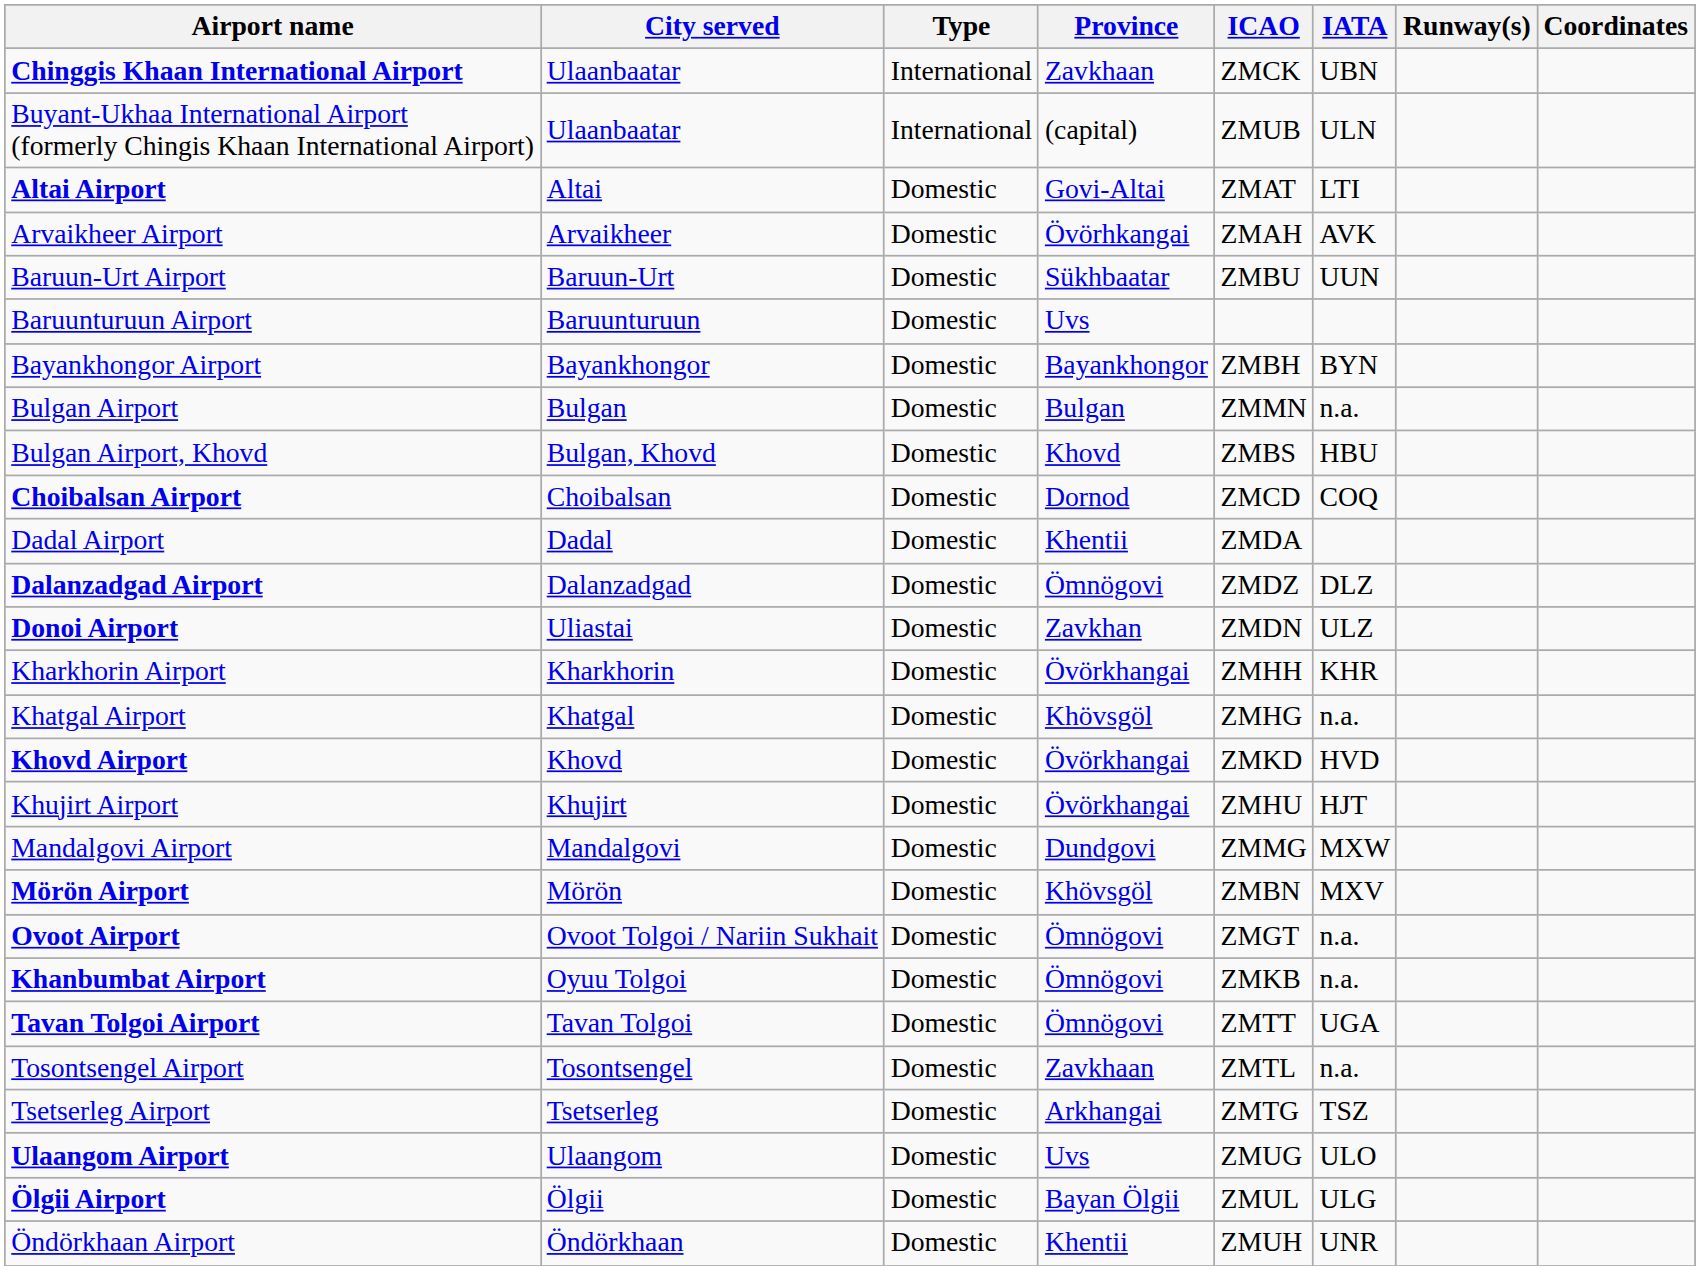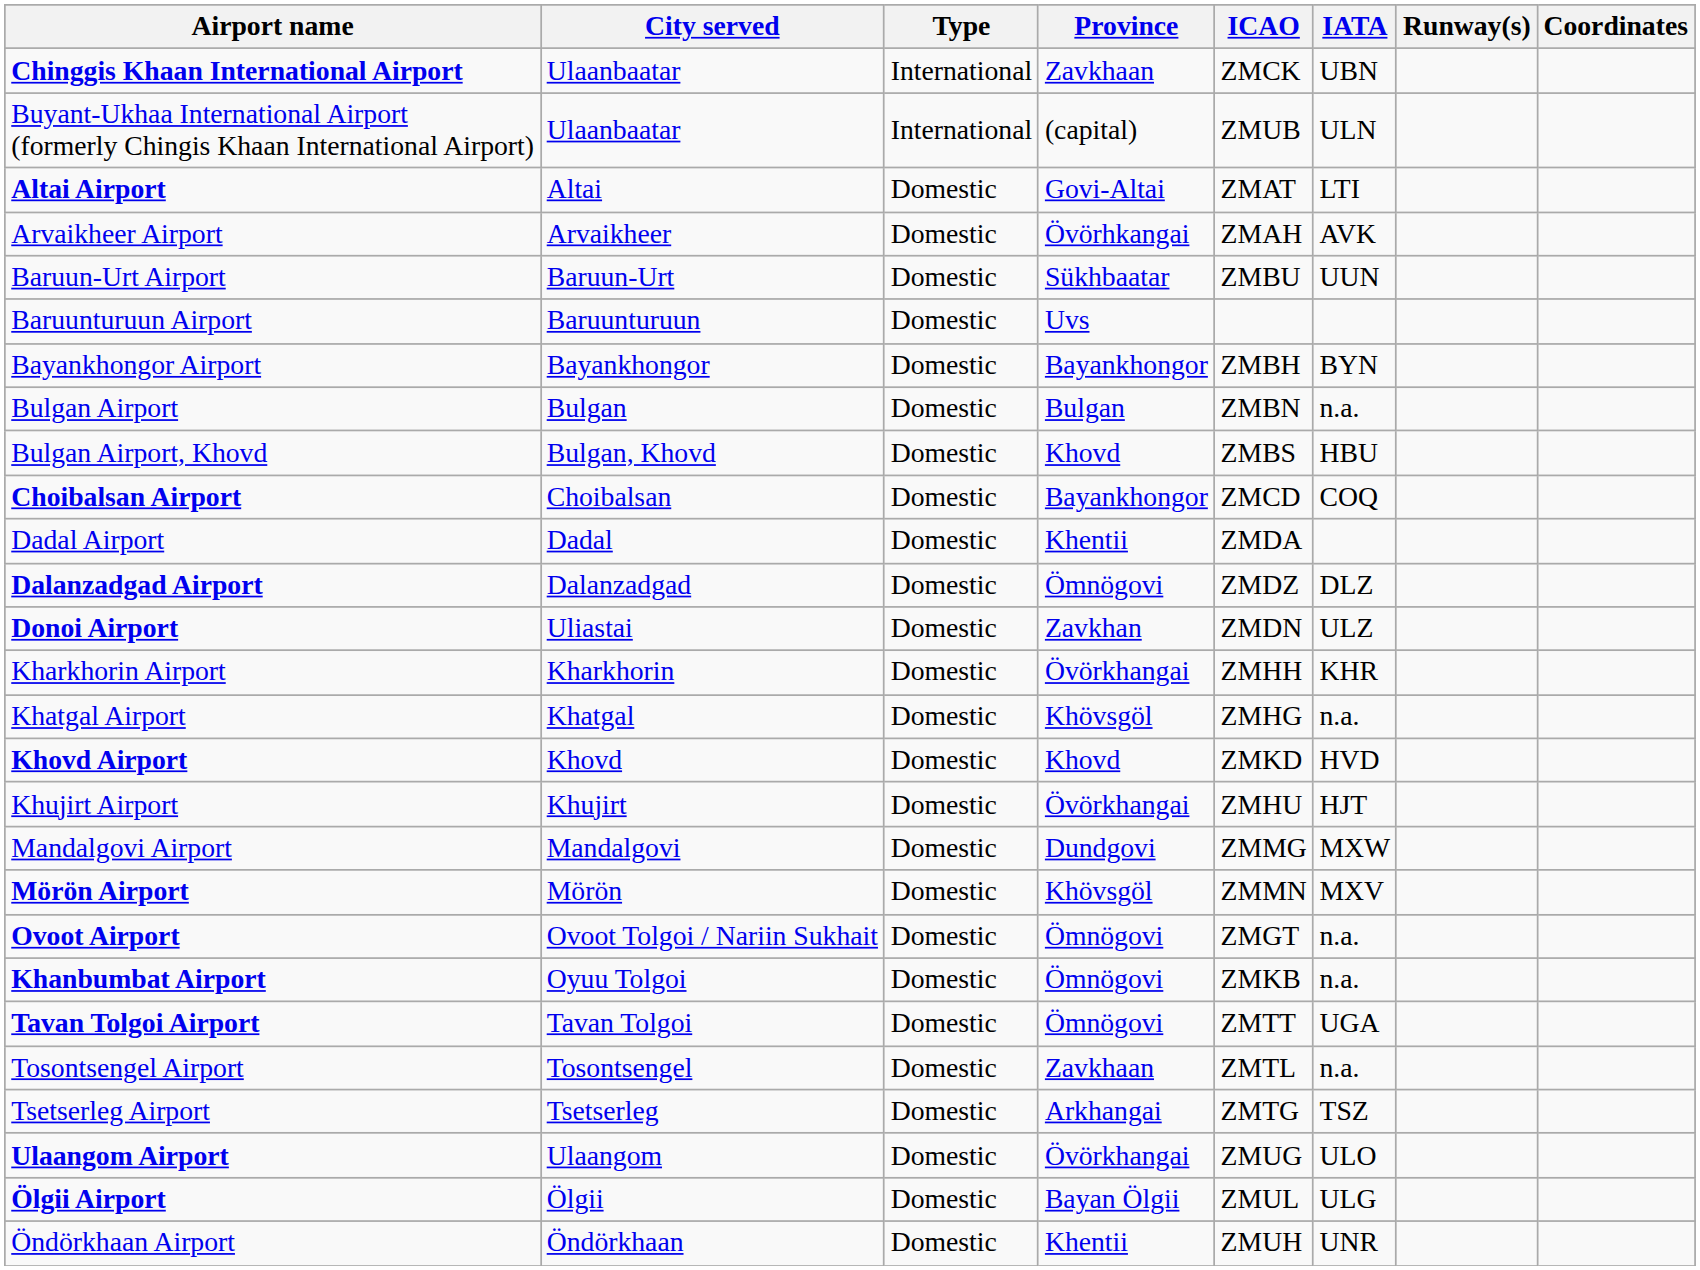(1264, 408) ZMMN -> (1261, 408) ZMBN
(1087, 496) Dornod -> (1126, 496) Bayankhongor
(1117, 759) Övörkhangai -> (1083, 759) Khovd
(1261, 891) ZMBN -> (1264, 891) ZMMN
(1067, 1155) Uvs -> (1117, 1155) Övörkhangai
